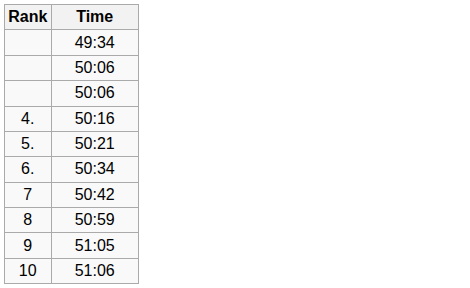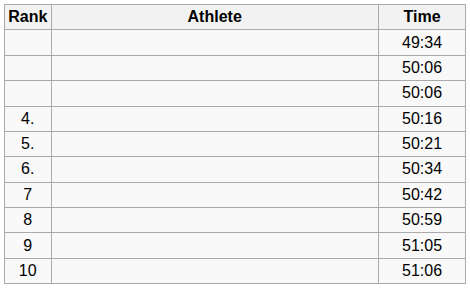+ column: (215, 17)
